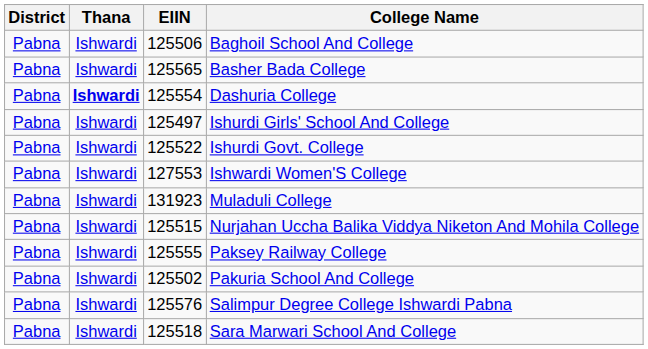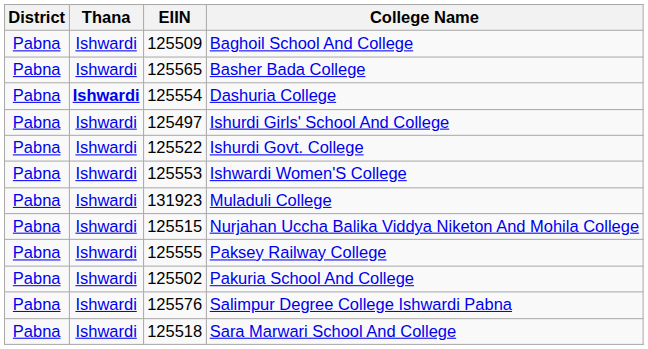(175, 43) 125506 -> (175, 43) 125509
(175, 174) 127553 -> (175, 174) 125553
